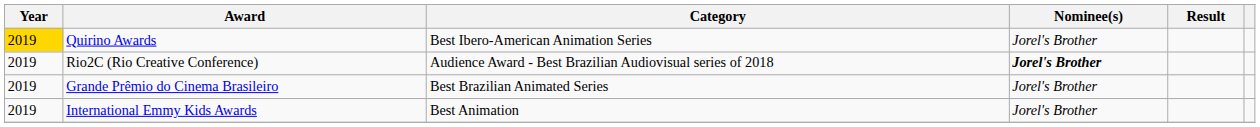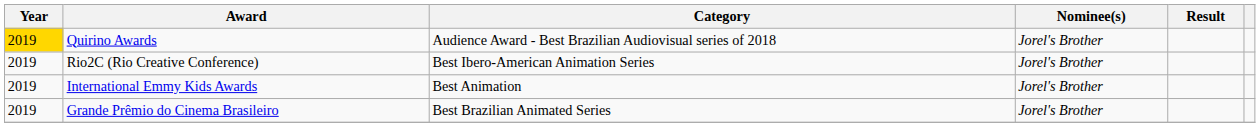(541, 40) Best Ibero-American Animation Series -> (604, 40) Audience Award - Best Brazilian Audiovisual series of 2018
(602, 63) Audience Award - Best Brazilian Audiovisual series of 2018 -> (543, 63) Best Ibero-American Animation Series
(1057, 63) bold -> (1061, 63) normal
rows swapped: (172, 87) <-> (162, 110)
